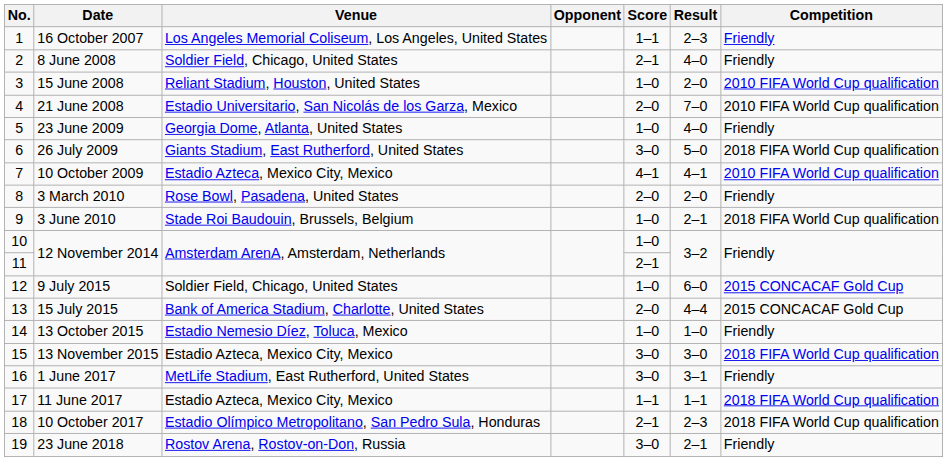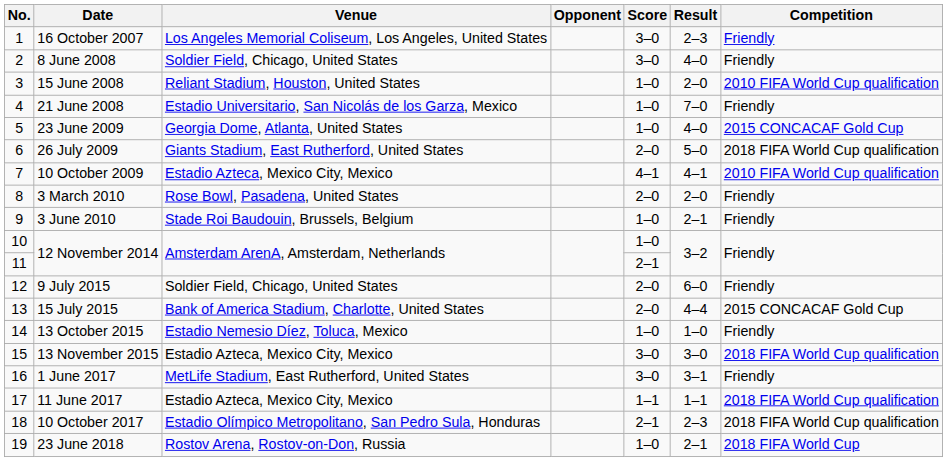(647, 38) 1–1 -> (647, 38) 3–0
(647, 60) 2–1 -> (647, 60) 3–0
(647, 106) 2–0 -> (647, 106) 1–0
(831, 106) 2010 FIFA World Cup qualification -> (749, 106) Friendly
(749, 128) Friendly -> (814, 128) 2015 CONCACAF Gold Cup
(647, 151) 3–0 -> (647, 151) 2–0
(831, 219) 2018 FIFA World Cup qualification -> (749, 219) Friendly
(647, 286) 1–0 -> (647, 286) 2–0
(814, 286) 2015 CONCACAF Gold Cup -> (749, 286) Friendly
(647, 444) 3–0 -> (647, 444) 1–0
(749, 444) Friendly -> (792, 444) 2018 FIFA World Cup
